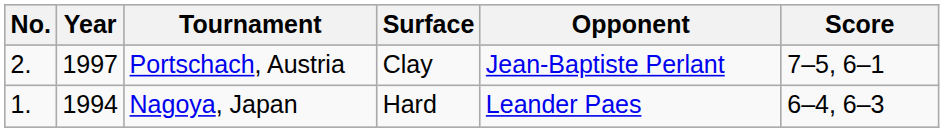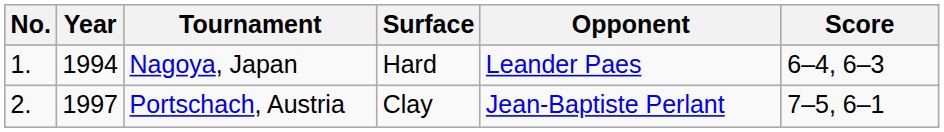rows swapped: (214, 105) <-> (237, 64)
